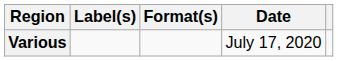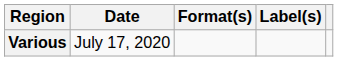columns swapped: (274, 17) <-> (105, 17)
